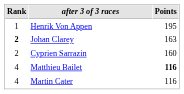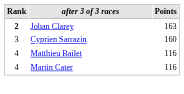- row: (61, 26)
(17, 54) 2 -> (17, 40) 3
(171, 67) bold -> (171, 54) normal
